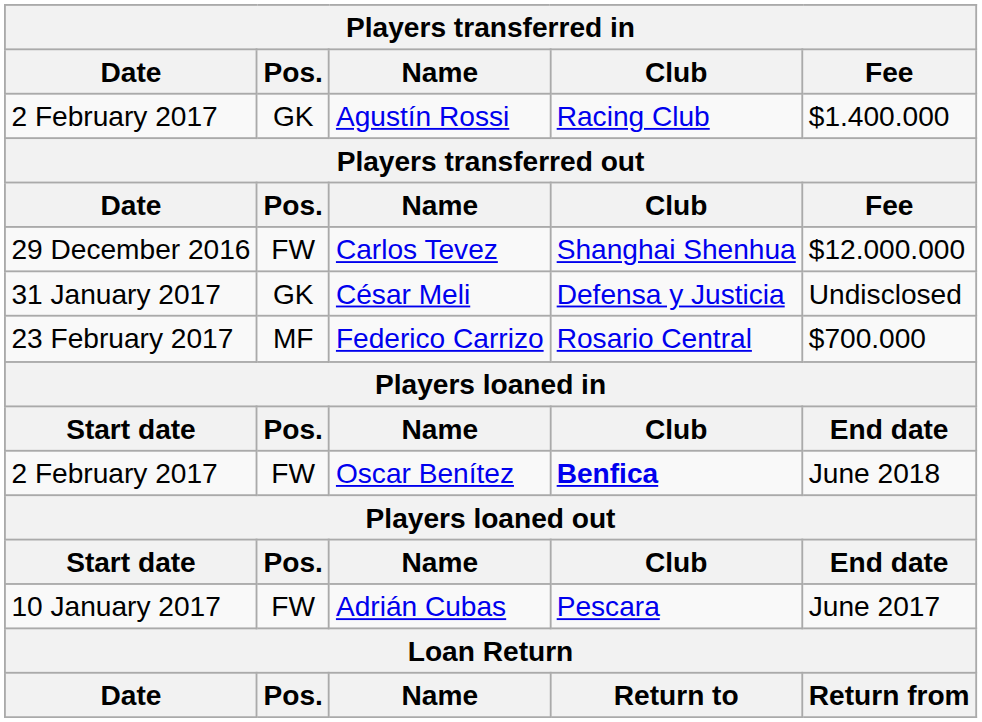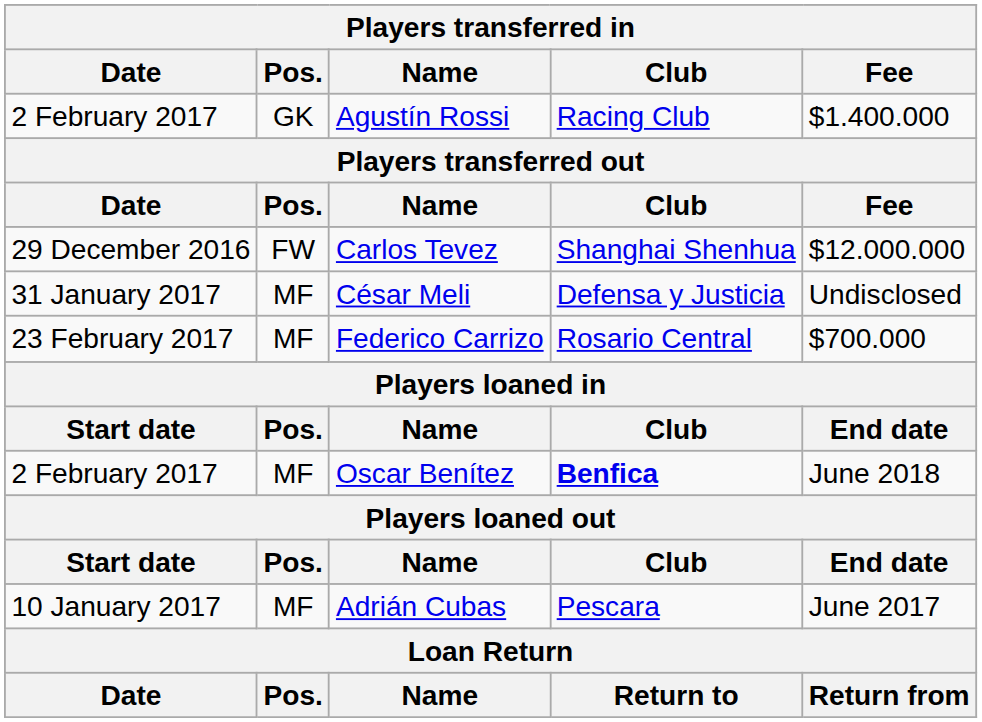(293, 294) GK -> (293, 294) MF
(293, 473) FW -> (293, 473) MF
(293, 606) FW -> (293, 606) MF
